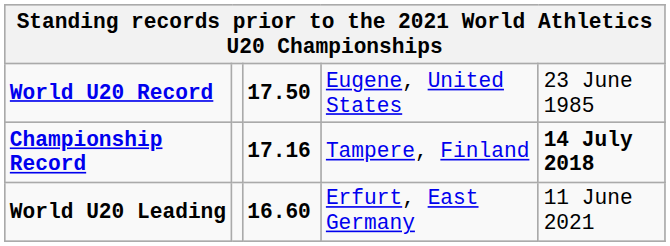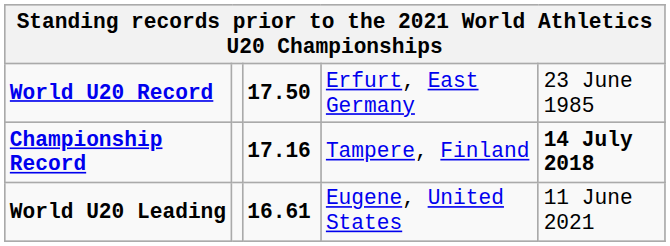(415, 93) Eugene, United States -> (402, 93) Erfurt, East Germany
(279, 211) 16.60 -> (279, 211) 16.61
(402, 211) Erfurt, East Germany -> (415, 211) Eugene, United States
